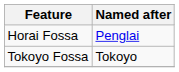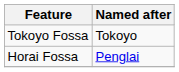rows swapped: (43, 35) <-> (48, 56)
